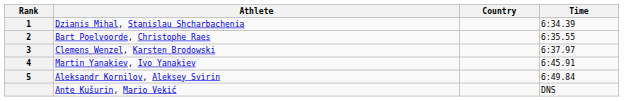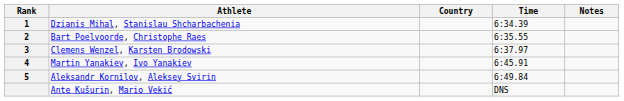+ column: (592, 11)
